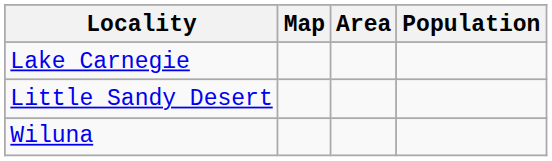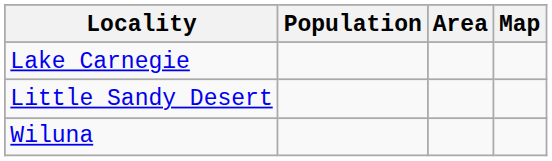columns swapped: (471, 24) <-> (304, 24)
